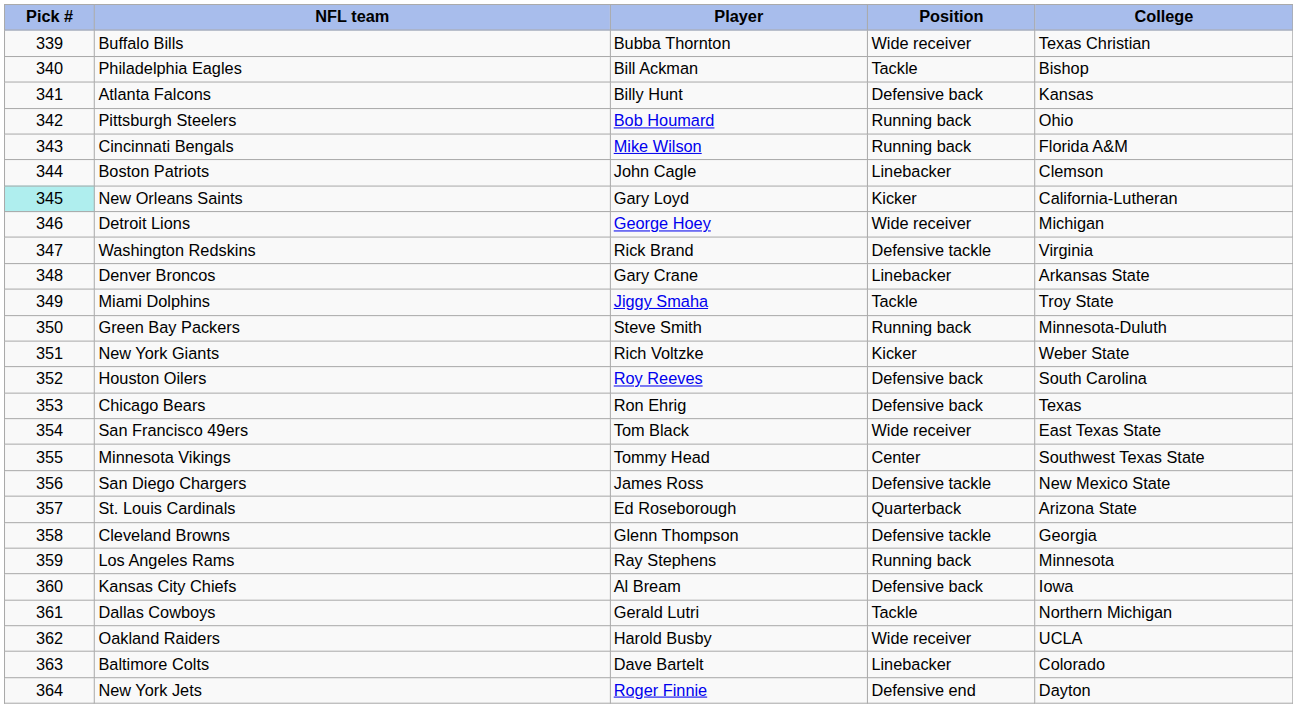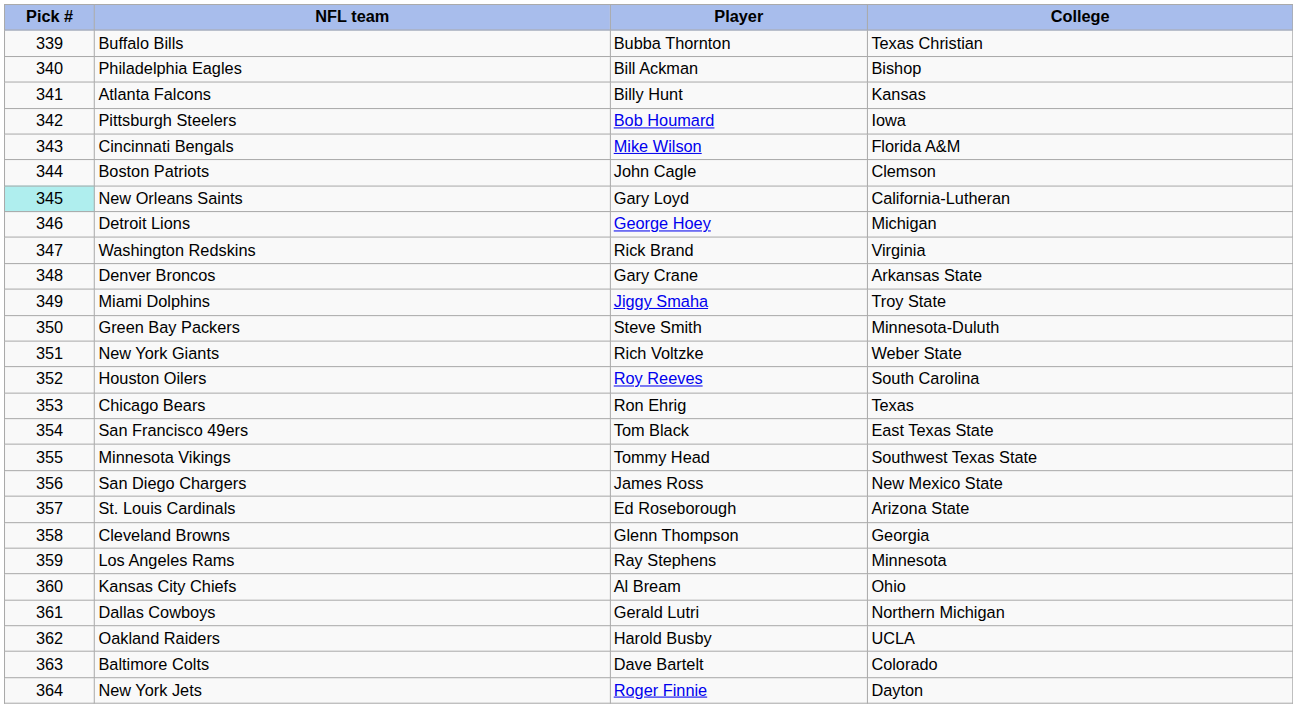- column: (951, 17)
(1056, 120) Ohio -> (889, 120) Iowa
(1056, 586) Iowa -> (889, 586) Ohio
